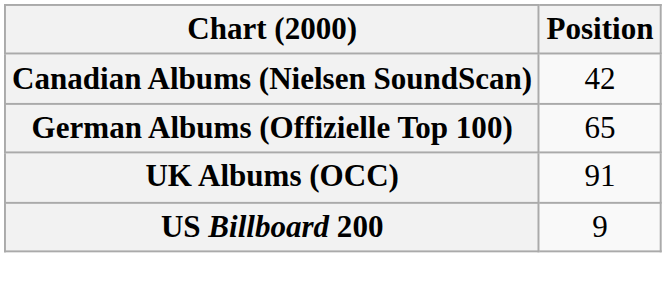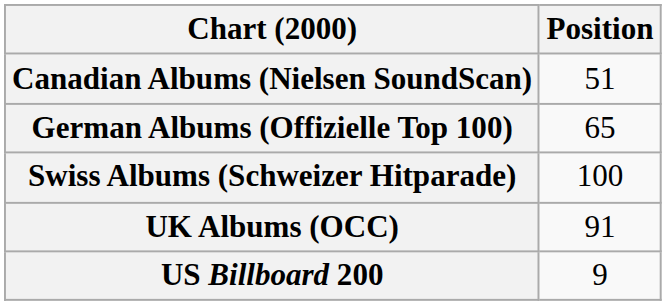(600, 78) 42 -> (600, 78) 51
+ row: (272, 176)
